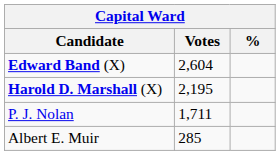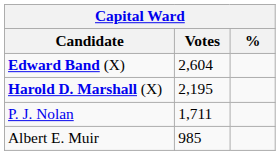(190, 138) 285 -> (190, 138) 985
